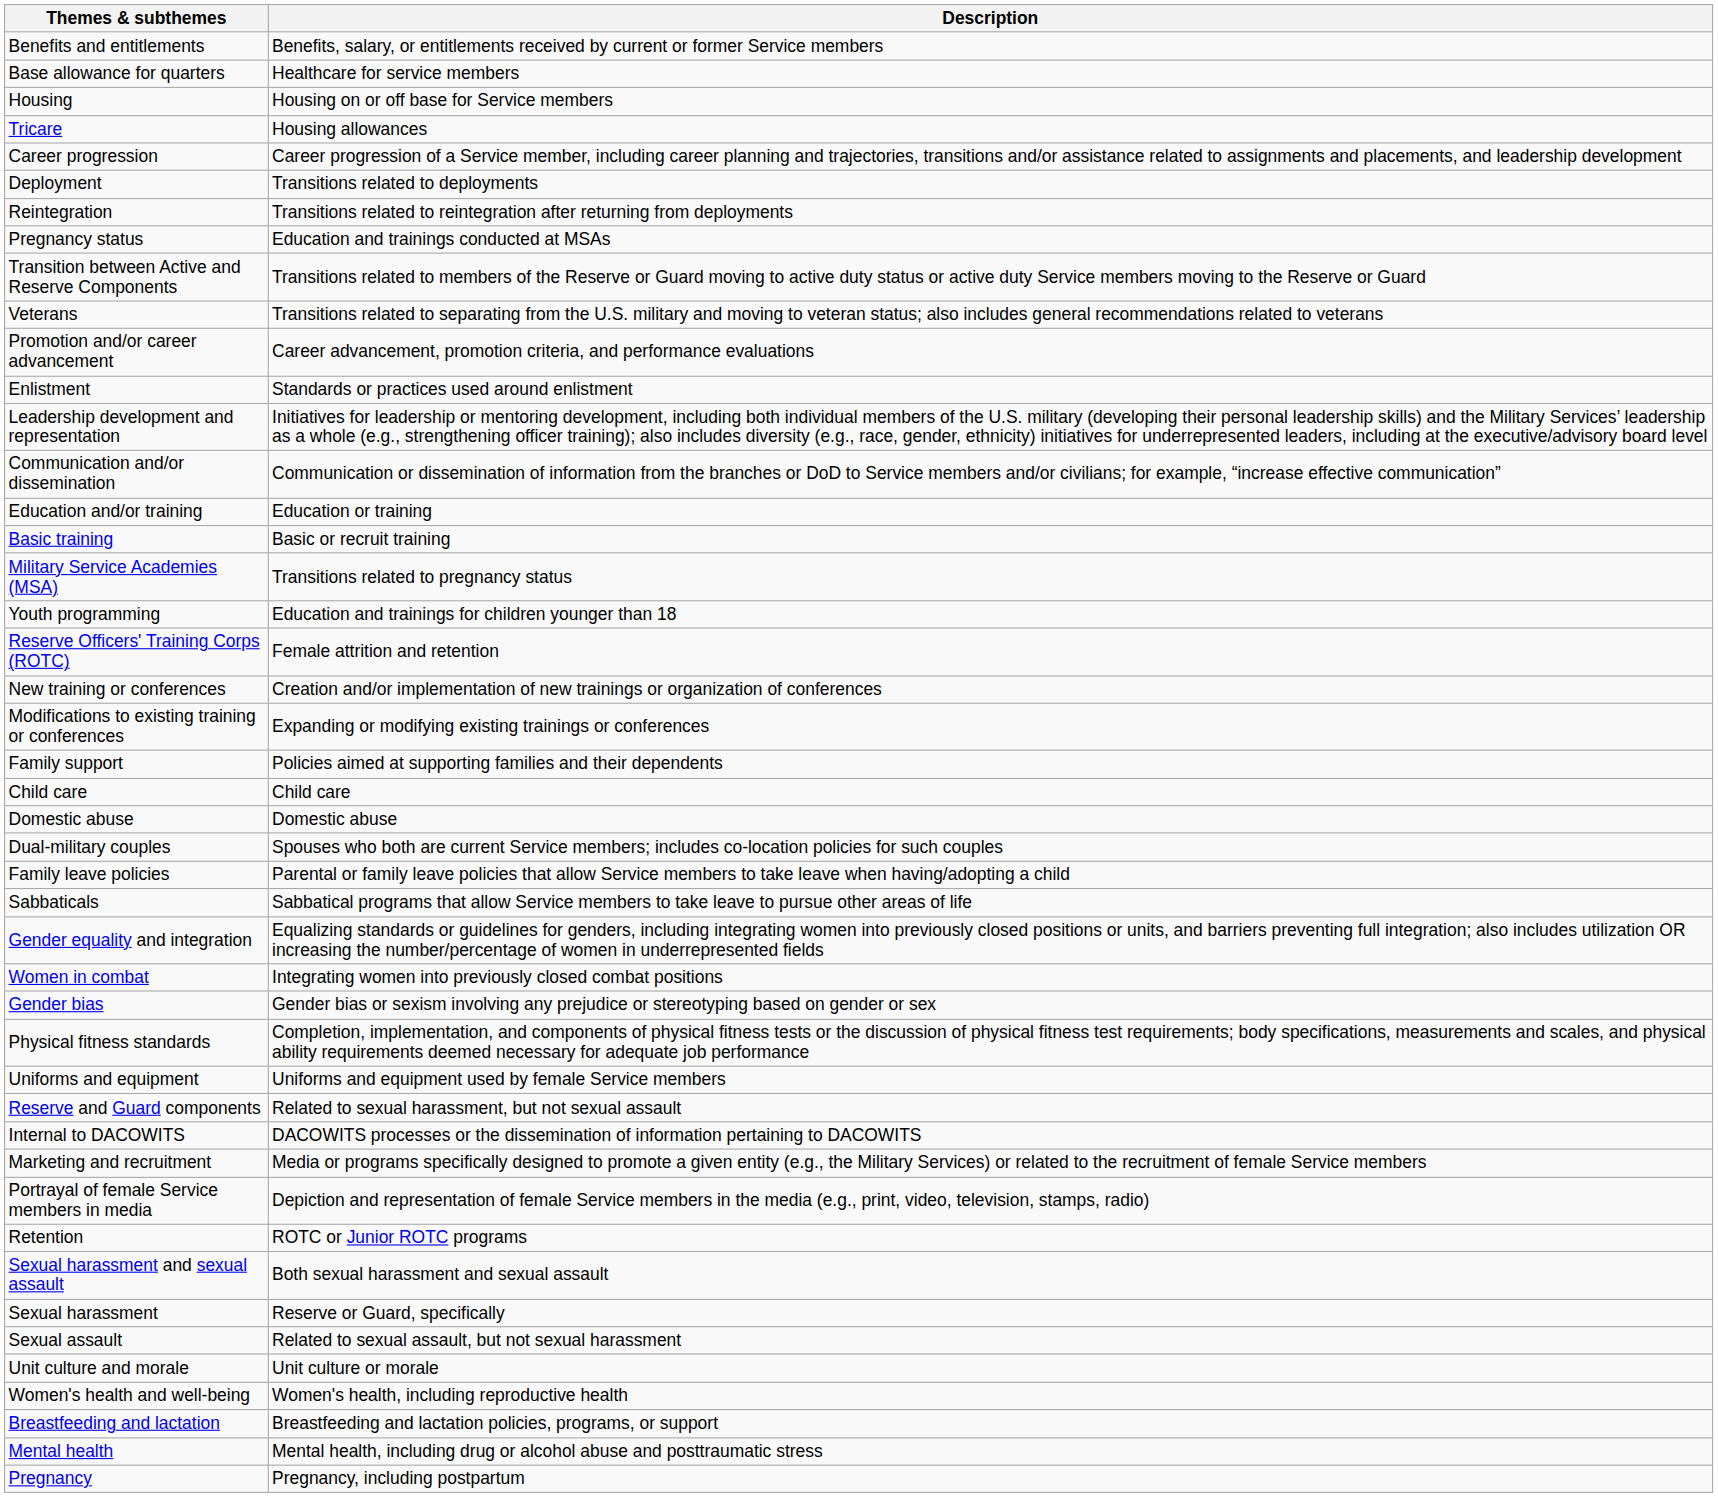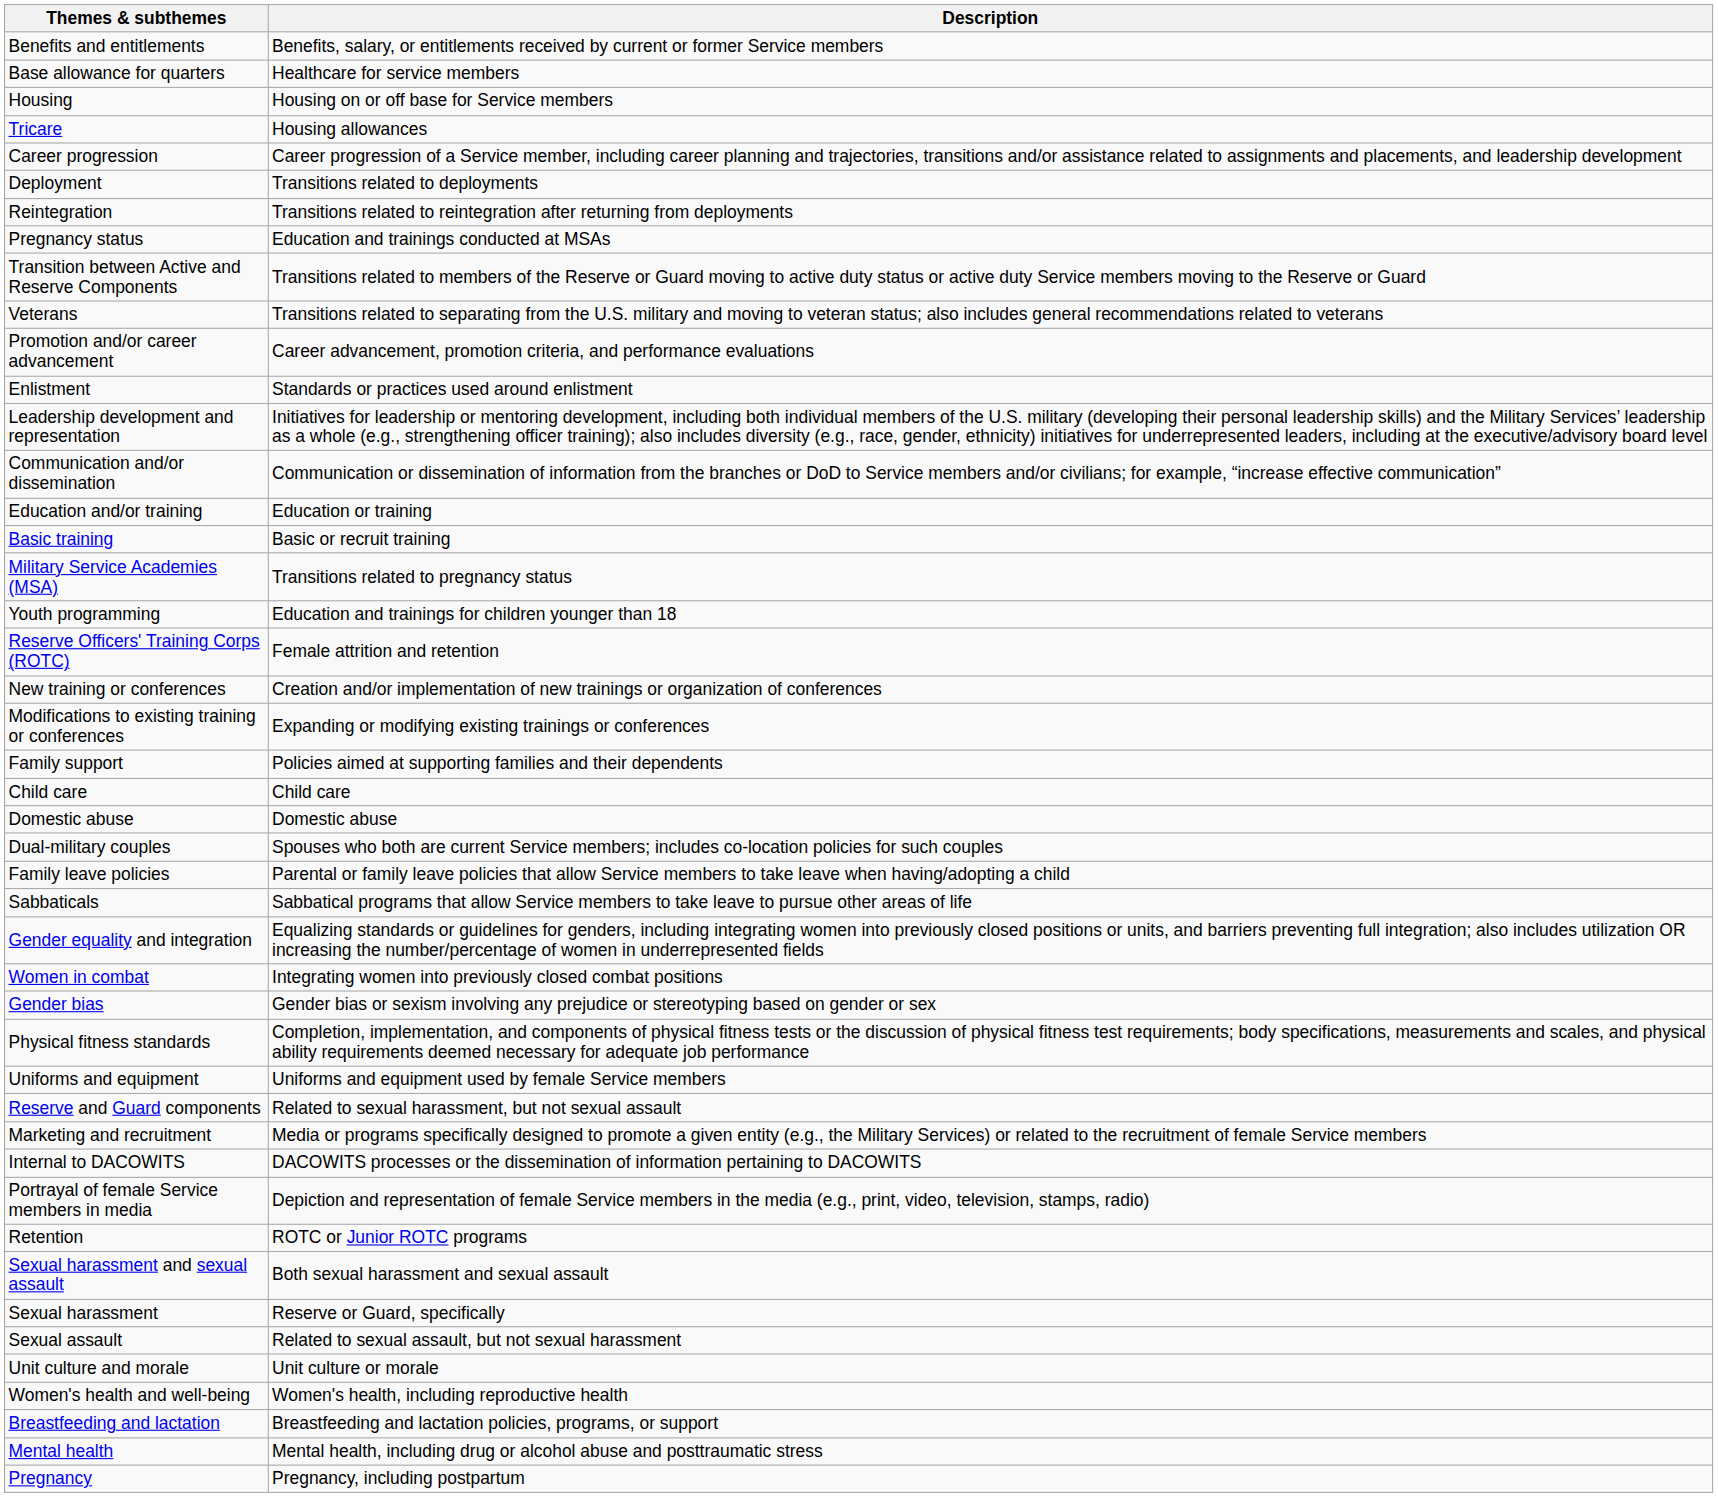rows swapped: (97, 1135) <-> (110, 1162)
